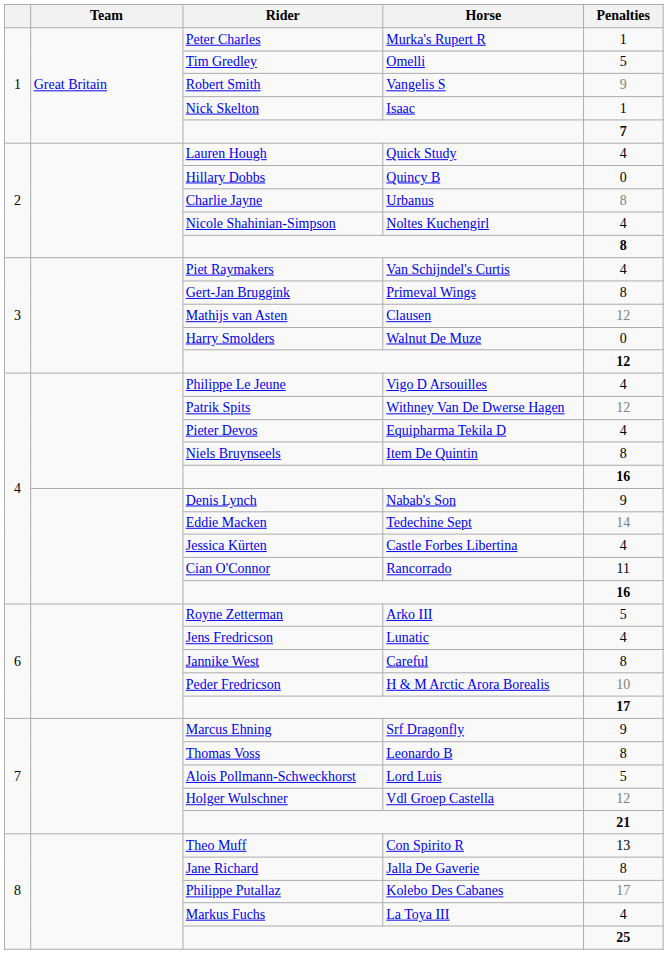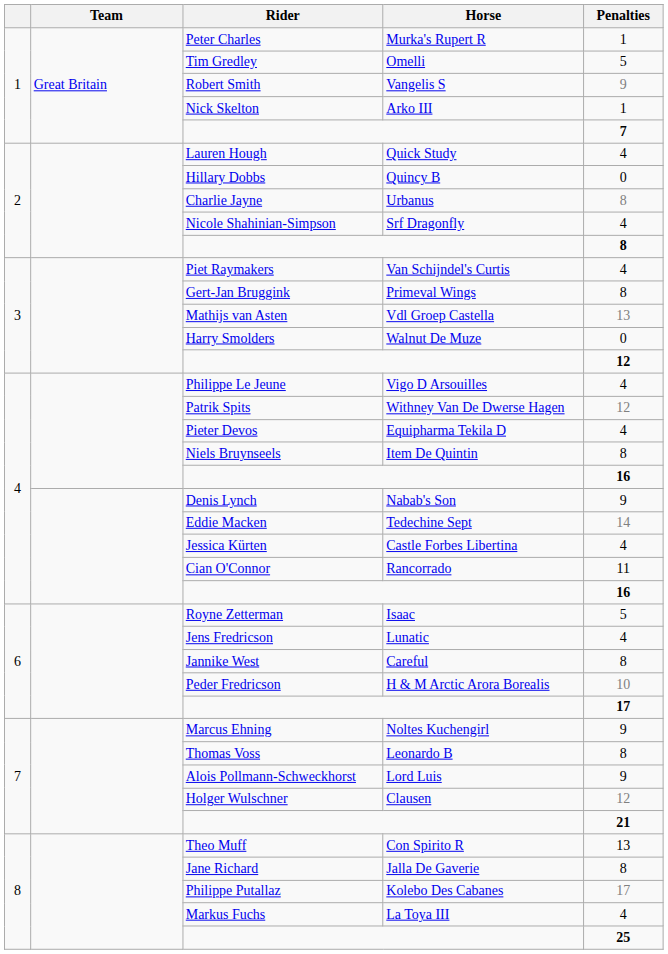(401, 108) Isaac -> (409, 108) Arko III
(438, 223) Noltes Kuchengirl -> (425, 223) Srf Dragonfly
(409, 315) Clausen -> (440, 315) Vdl Groep Castella
(623, 315) 12 -> (623, 315) 13
(409, 615) Arko III -> (401, 615) Isaac
(425, 730) Srf Dragonfly -> (438, 730) Noltes Kuchengirl
(623, 776) 5 -> (623, 776) 9
(440, 799) Vdl Groep Castella -> (409, 799) Clausen
